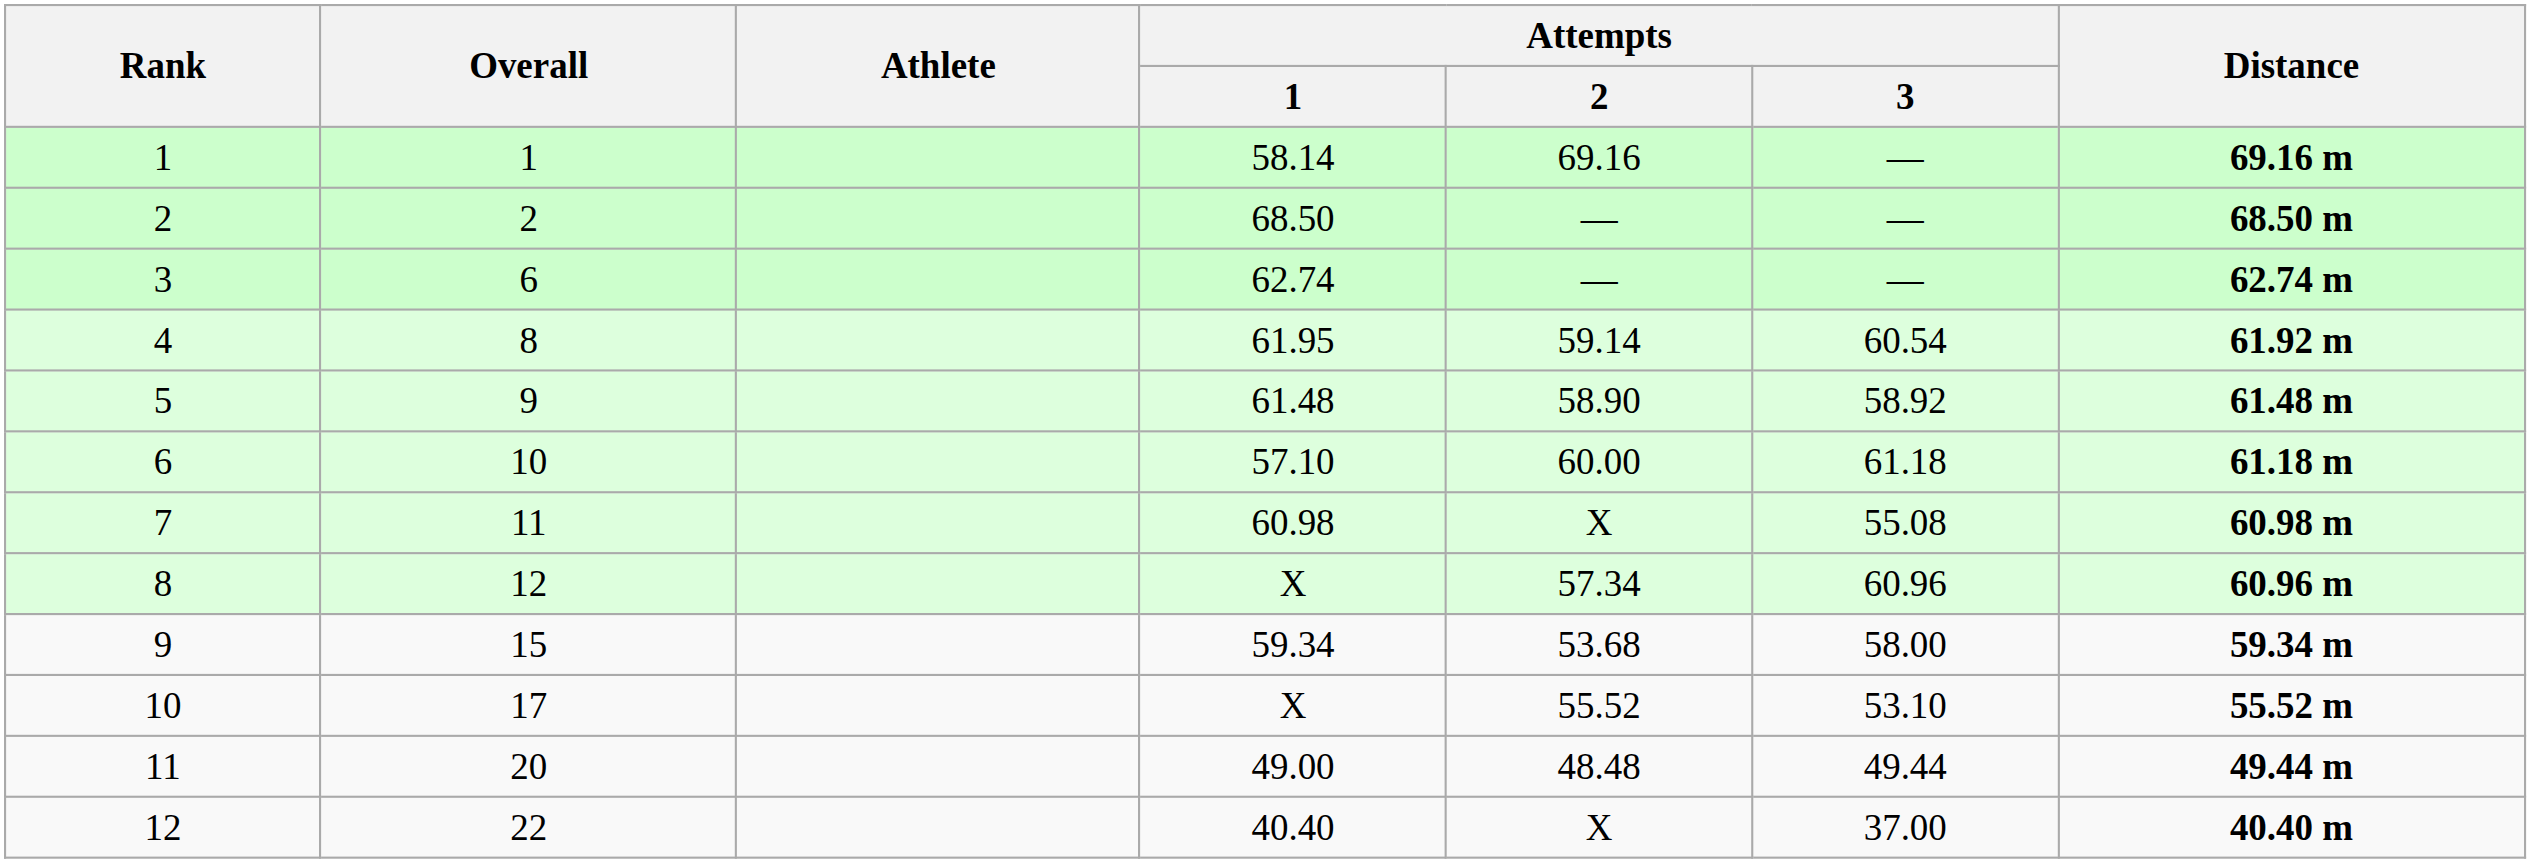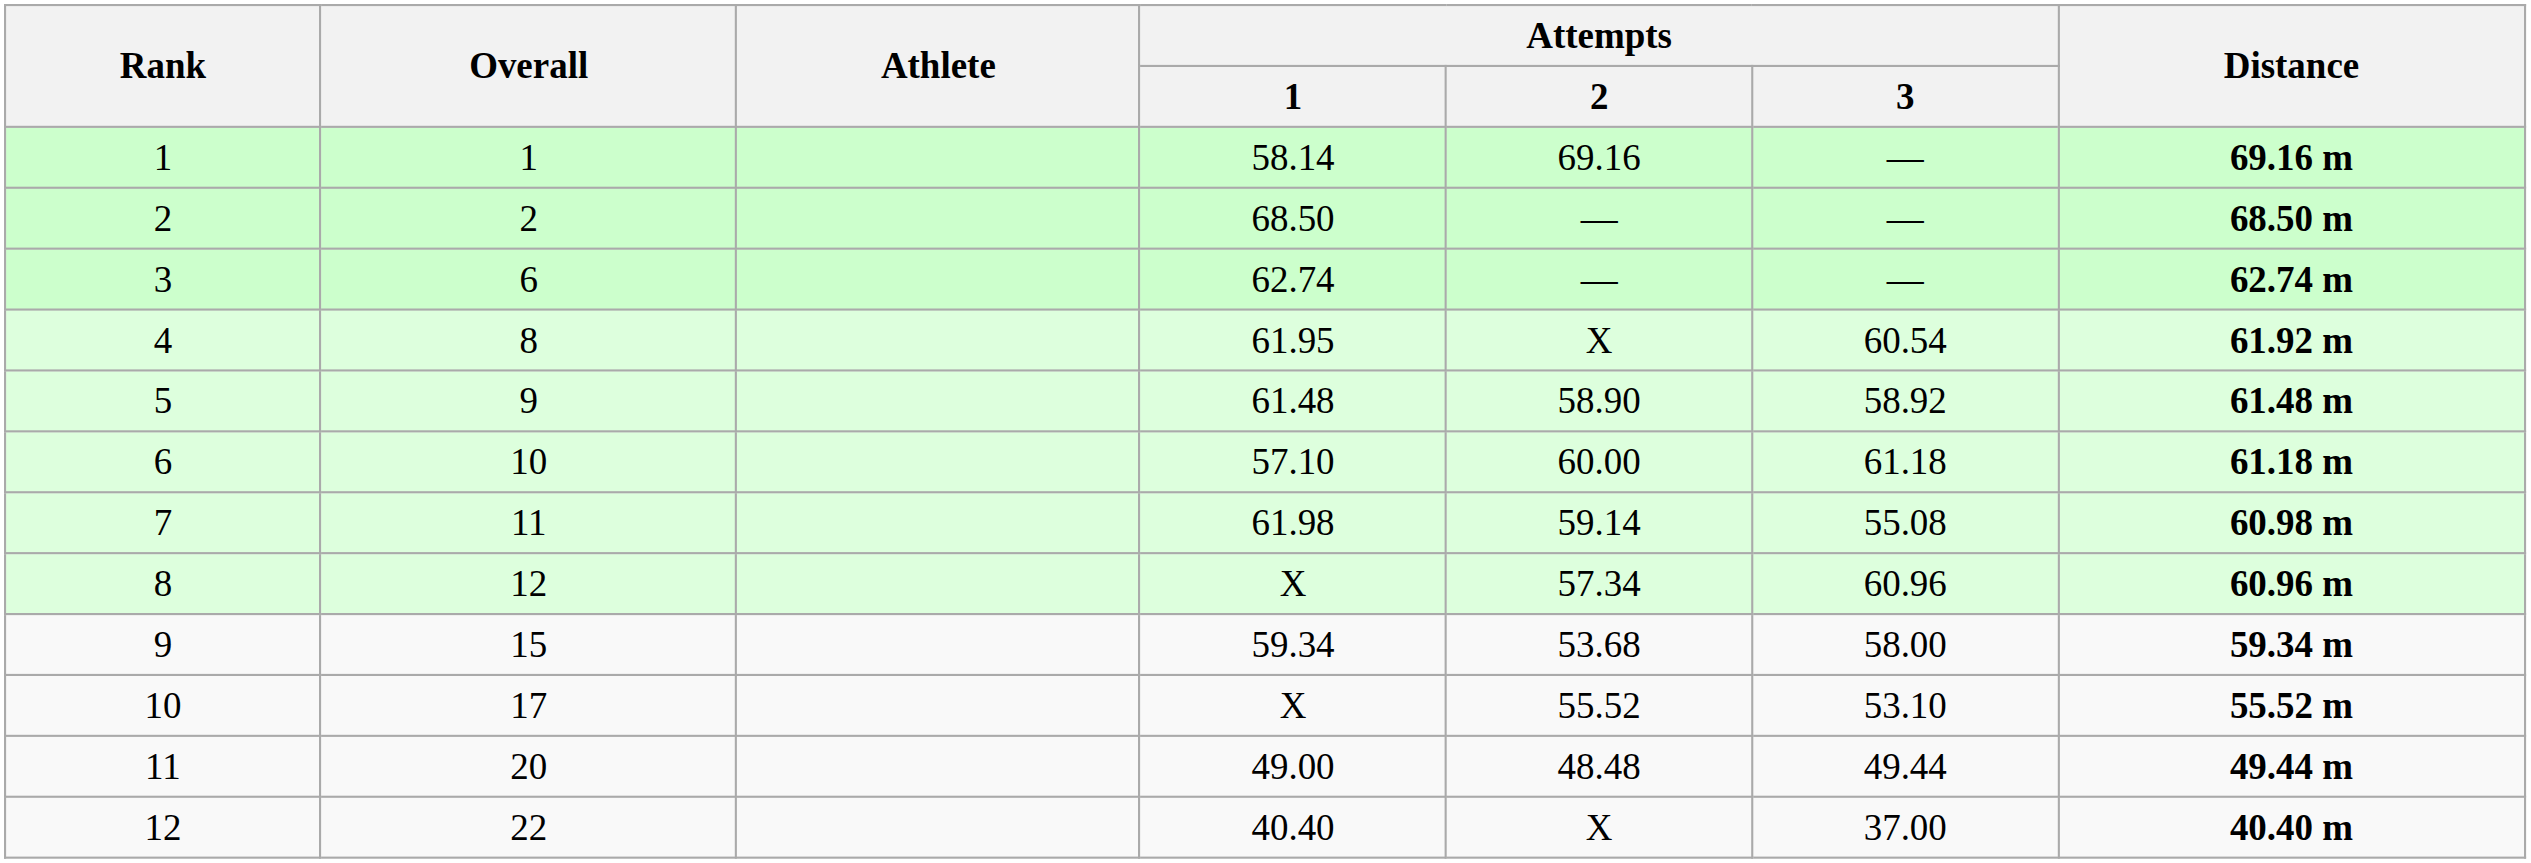(1599, 339) 59.14 -> (1599, 339) X
(1293, 522) 60.98 -> (1293, 522) 61.98
(1599, 522) X -> (1599, 522) 59.14
